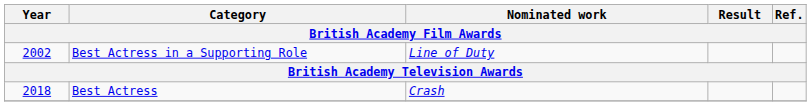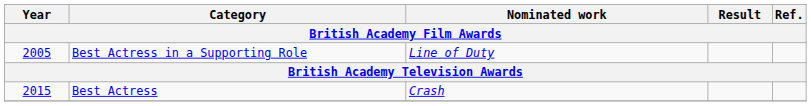(37, 53) 2002 -> (37, 53) 2005
(37, 91) 2018 -> (37, 91) 2015
